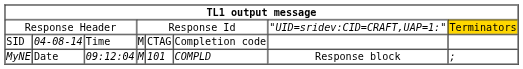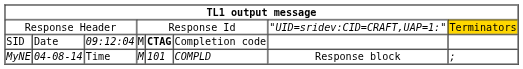(58, 42) 04-08-14 -> (46, 42) Date
(98, 42) Time -> (110, 42) 09:12:04
(159, 42) normal -> (159, 42) bold
(46, 57) Date -> (58, 57) 04-08-14
(110, 57) 09:12:04 -> (98, 57) Time
